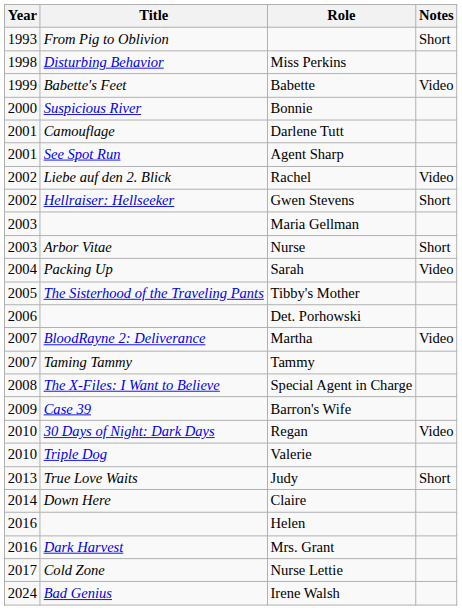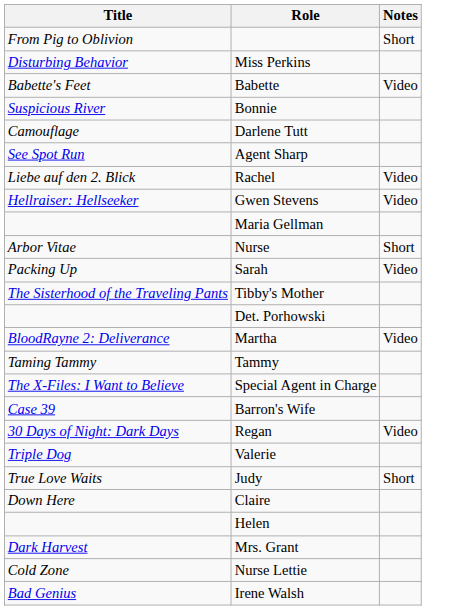- column: (22, 16)
(435, 200) Short -> (400, 200) Video
